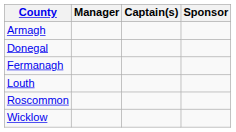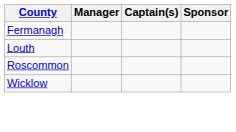- row: (26, 30)
- row: (27, 48)
